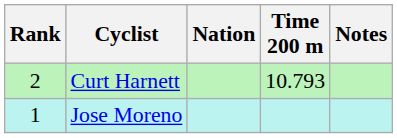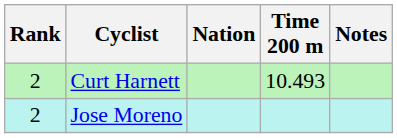(295, 80) 10.793 -> (295, 80) 10.493
(35, 115) 1 -> (35, 115) 2
